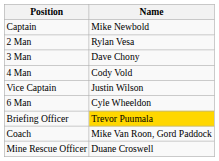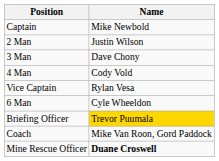(113, 42) Rylan Vesa -> (117, 42) Justin Wilson
(117, 88) Justin Wilson -> (113, 88) Rylan Vesa
(122, 149) normal -> (124, 149) bold
